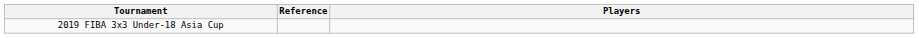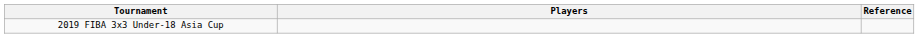columns swapped: (622, 12) <-> (303, 12)
